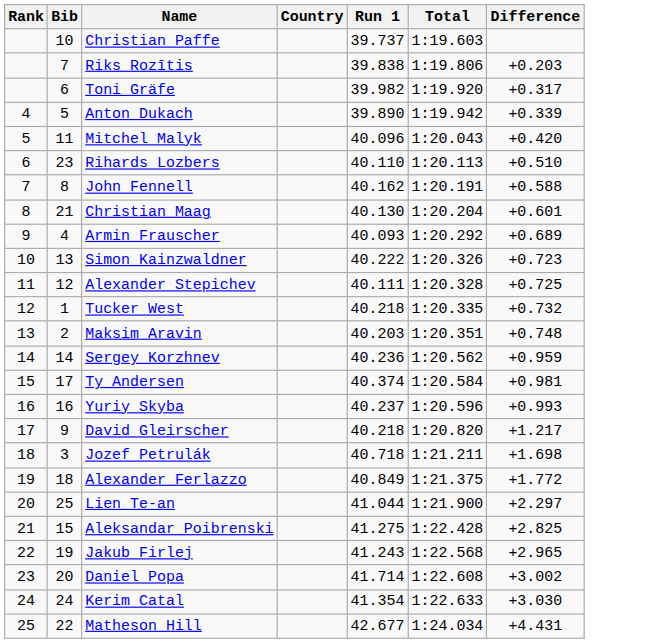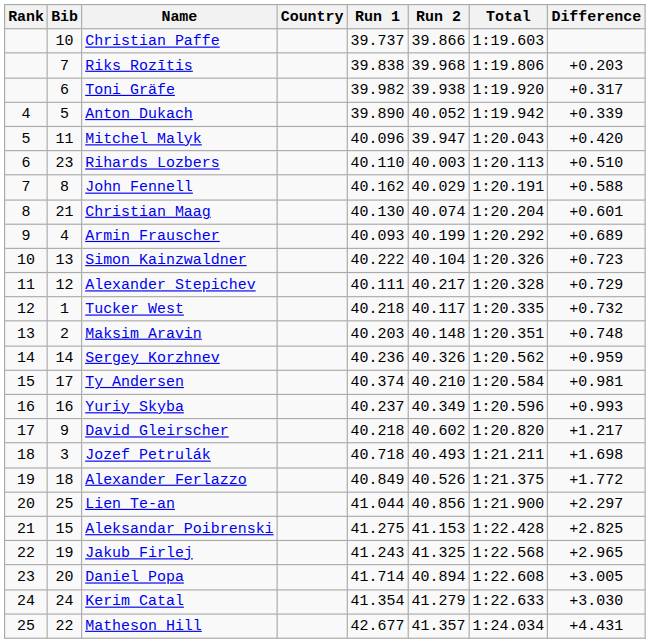+ column: (438, 17)
(535, 285) +0.725 -> (596, 285) +0.729
(535, 577) +3.002 -> (596, 577) +3.005
